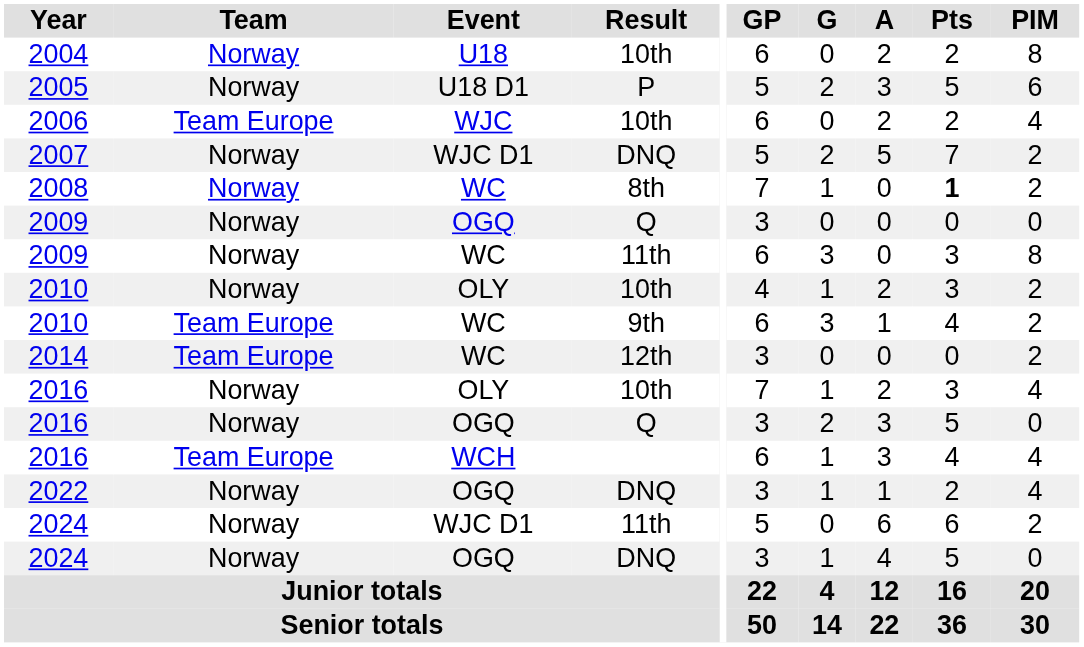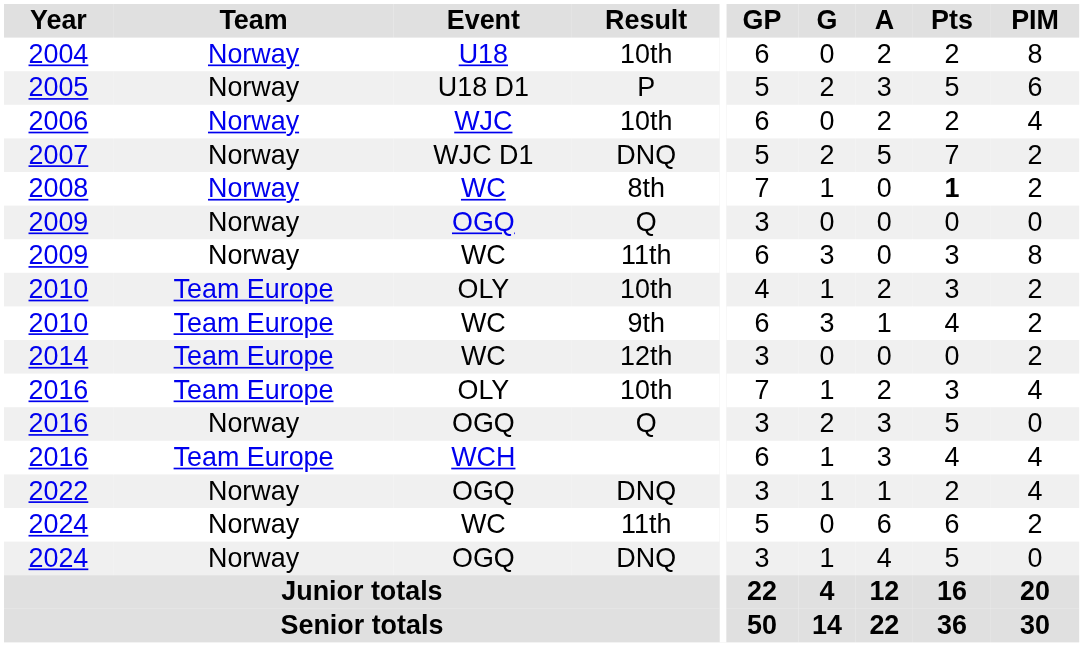(254, 121) Team Europe -> (254, 121) Norway
(254, 289) Norway -> (254, 289) Team Europe
(254, 390) Norway -> (254, 390) Team Europe
(483, 524) WJC D1 -> (483, 524) WC
